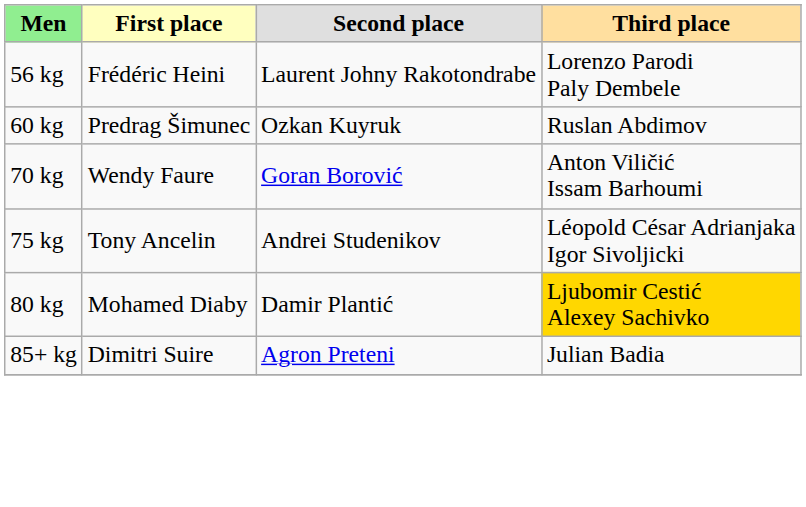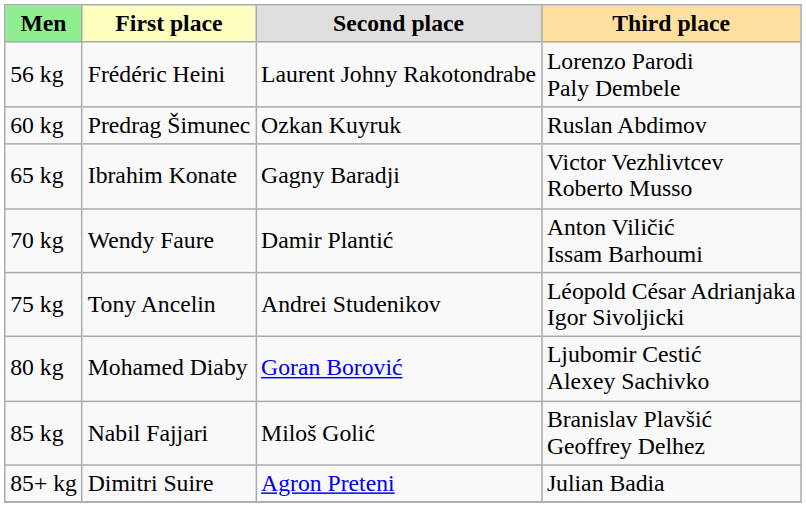+ row: (37, 175)
(332, 175) Goran Borović -> (327, 240) Damir Plantić
(327, 304) Damir Plantić -> (332, 368) Goran Borović
(628, 304) gold background -> (628, 368) no background
+ row: (37, 432)
